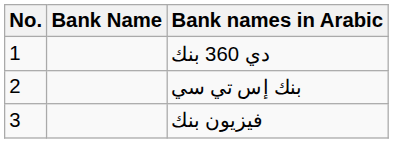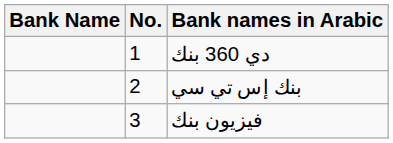columns swapped: (26, 20) <-> (107, 20)
